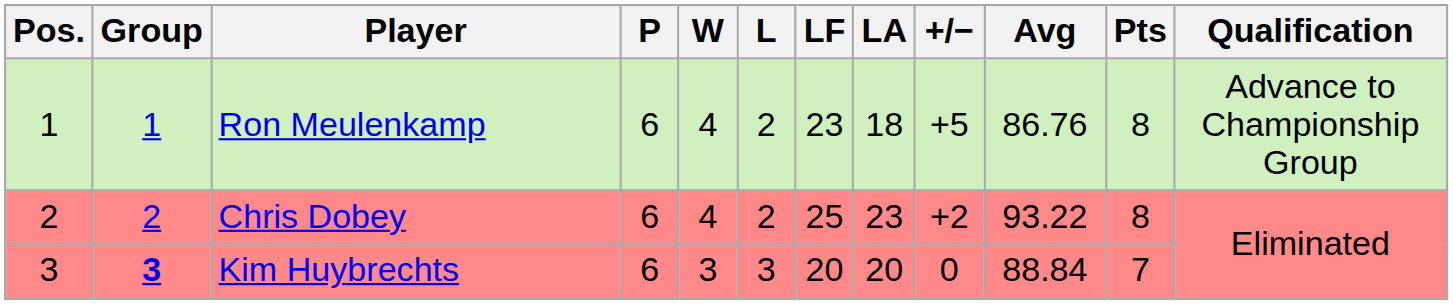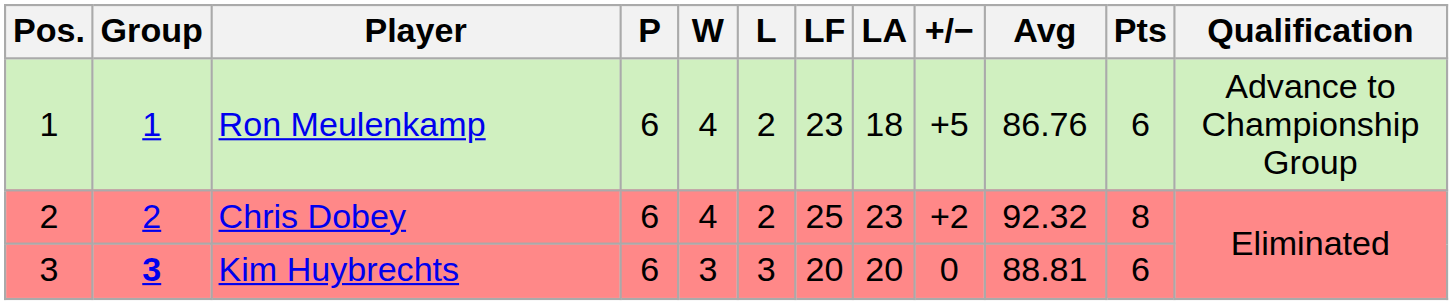(1140, 123) 8 -> (1140, 123) 6
(1045, 216) 93.22 -> (1045, 216) 92.32
(1045, 270) 88.84 -> (1045, 270) 88.81
(1140, 270) 7 -> (1140, 270) 6
